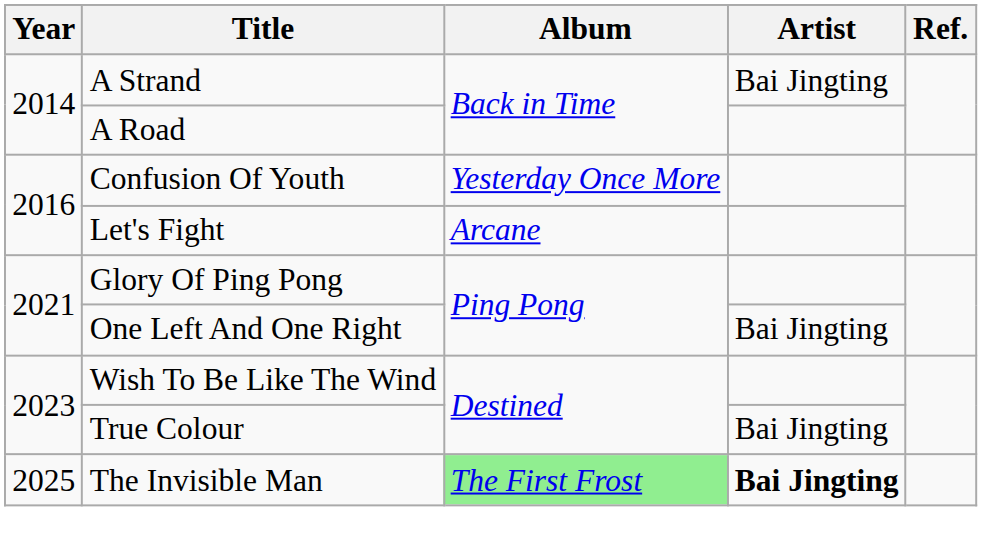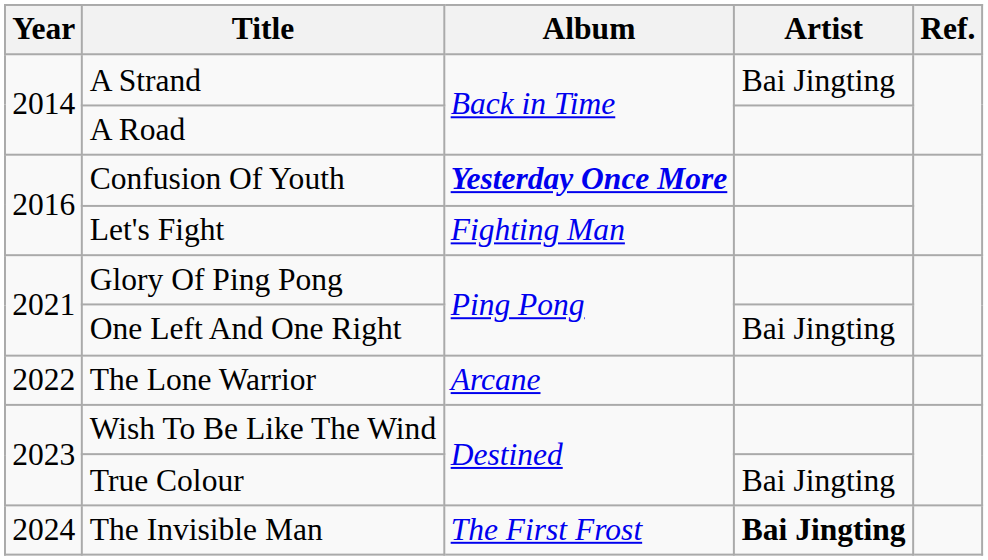(585, 179) normal -> (589, 179) bold
(496, 229) Arcane -> (538, 229) Fighting Man
+ row: (203, 379)
(44, 479) 2025 -> (44, 529) 2024
(546, 479) lightgreen background -> (546, 529) no background
